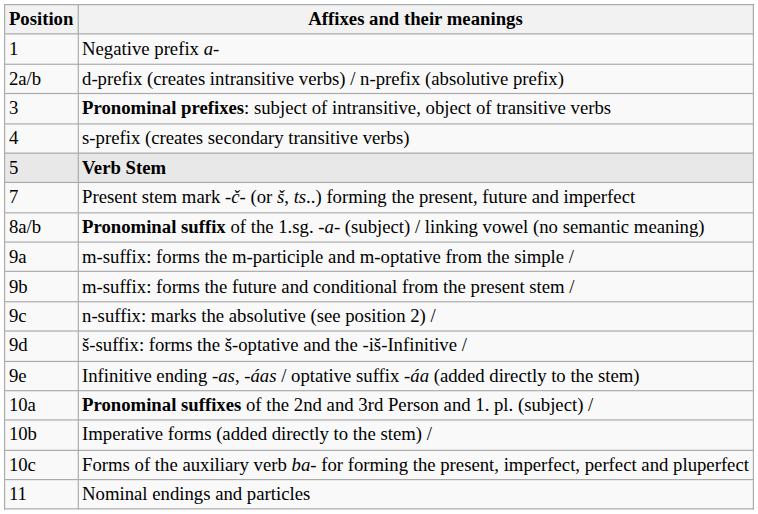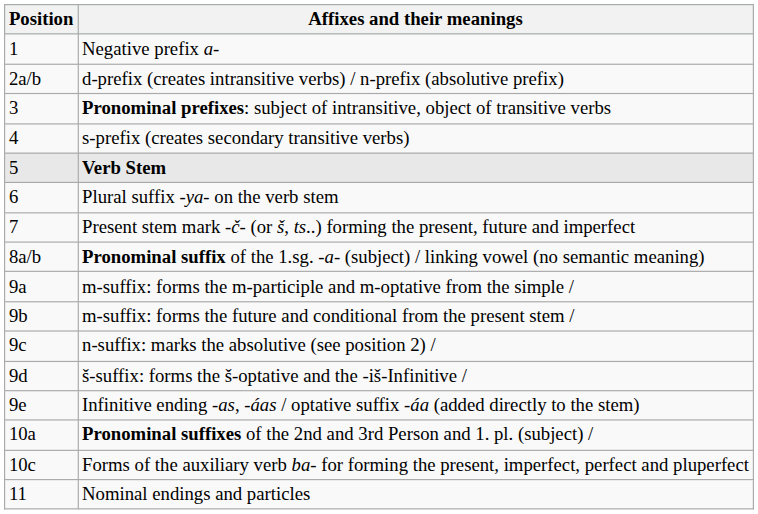+ row: (210, 197)
- row: (257, 434)
